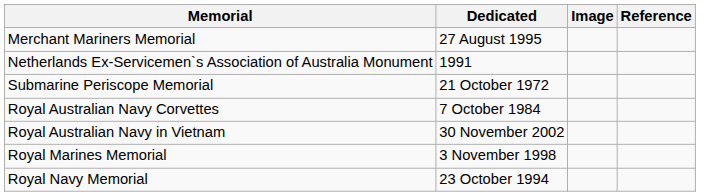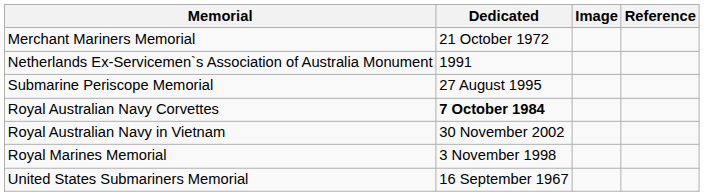(490, 39) 27 August 1995 -> (494, 39) 21 October 1972
(494, 86) 21 October 1972 -> (490, 86) 27 August 1995
(490, 109) normal -> (492, 109) bold
- row: (78, 179)
+ row: (128, 179)
